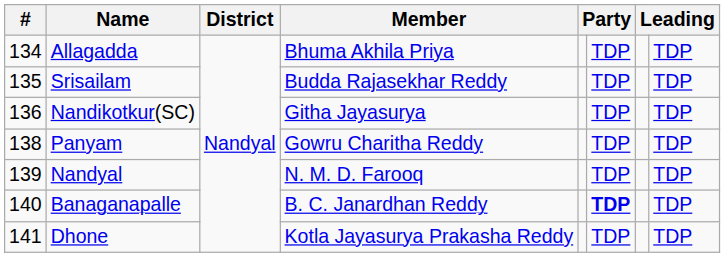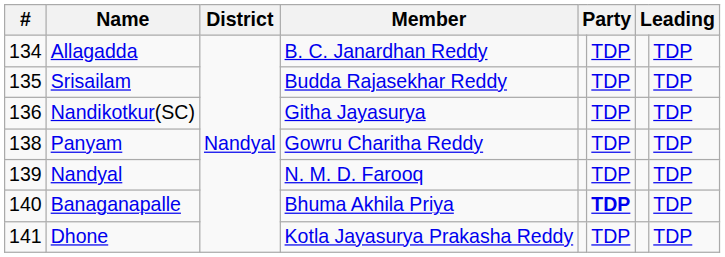(369, 50) Bhuma Akhila Priya -> (386, 50) B. C. Janardhan Reddy
(386, 205) B. C. Janardhan Reddy -> (369, 205) Bhuma Akhila Priya
